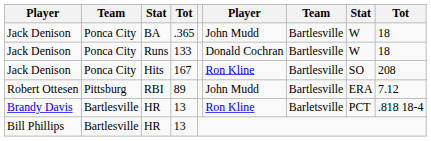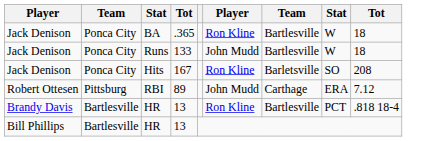(232, 32) John Mudd -> (230, 32) Ron Kline
(244, 51) Donald Cochran -> (232, 51) John Mudd
(316, 70) Bartlesville -> (292, 70) Barletsville
(316, 88) Bartlesville -> (286, 88) Carthage
(316, 107) Barletsville -> (292, 107) Bartlesville
